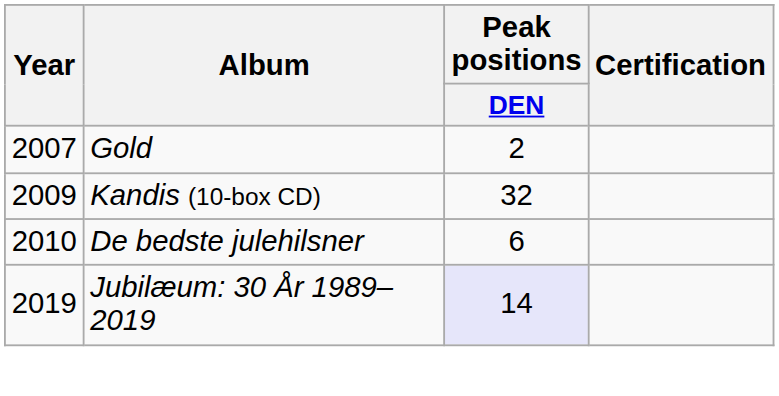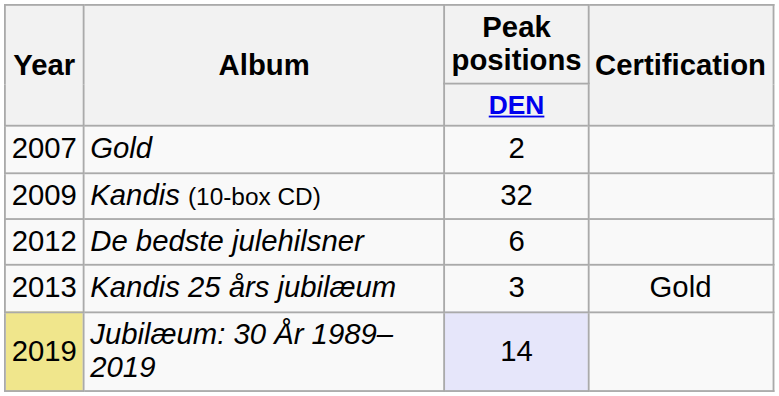(44, 241) 2010 -> (44, 241) 2012
+ row: (243, 288)
(44, 304) no background -> (44, 350) khaki background
